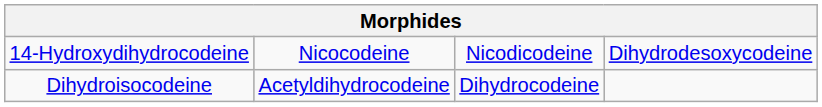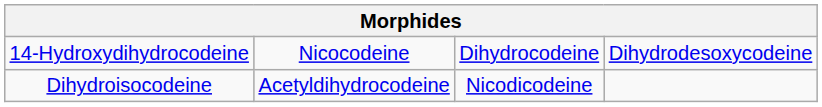(529, 53) Nicodicodeine -> (529, 53) Dihydrocodeine
(529, 86) Dihydrocodeine -> (529, 86) Nicodicodeine
